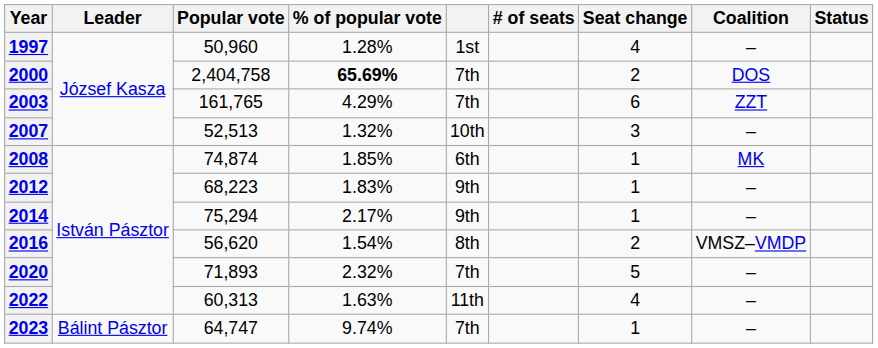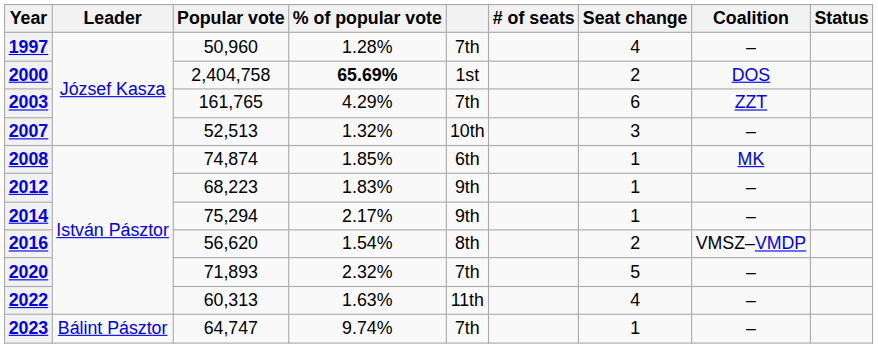(467, 46) 1st -> (467, 46) 7th
(467, 74) 7th -> (467, 74) 1st
